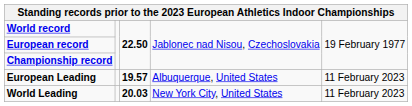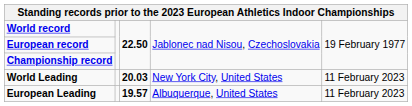rows swapped: (42, 93) <-> (51, 77)
